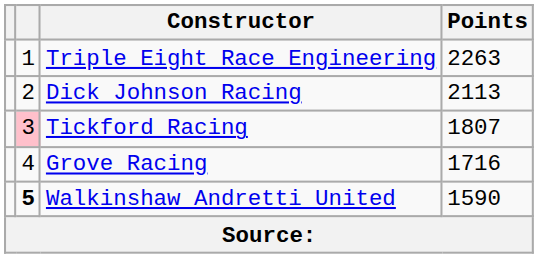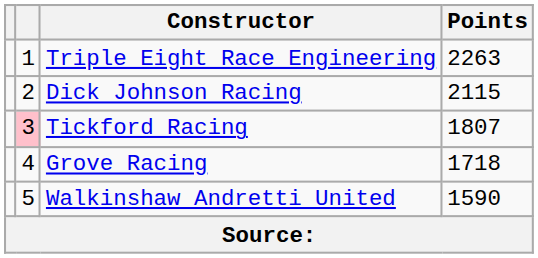(474, 93) 2113 -> (474, 93) 2115
(474, 164) 1716 -> (474, 164) 1718
(28, 199) bold -> (28, 199) normal
